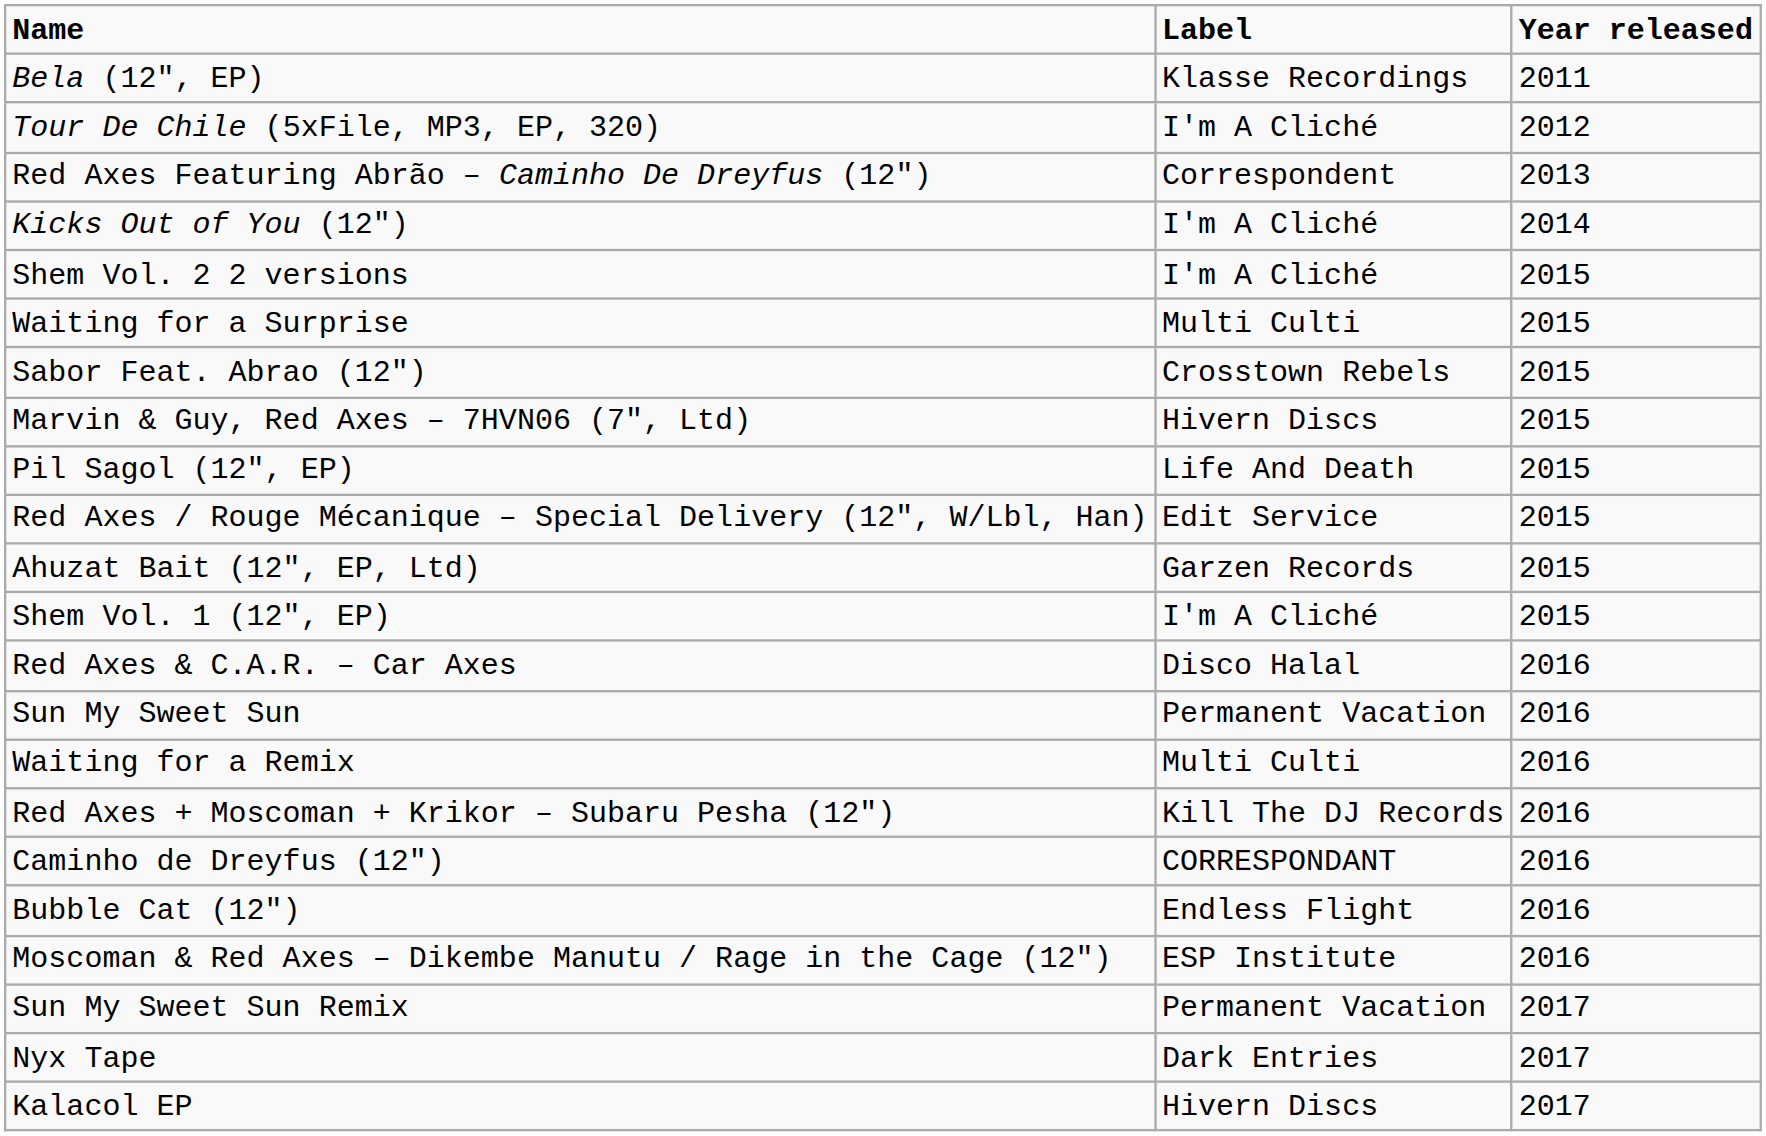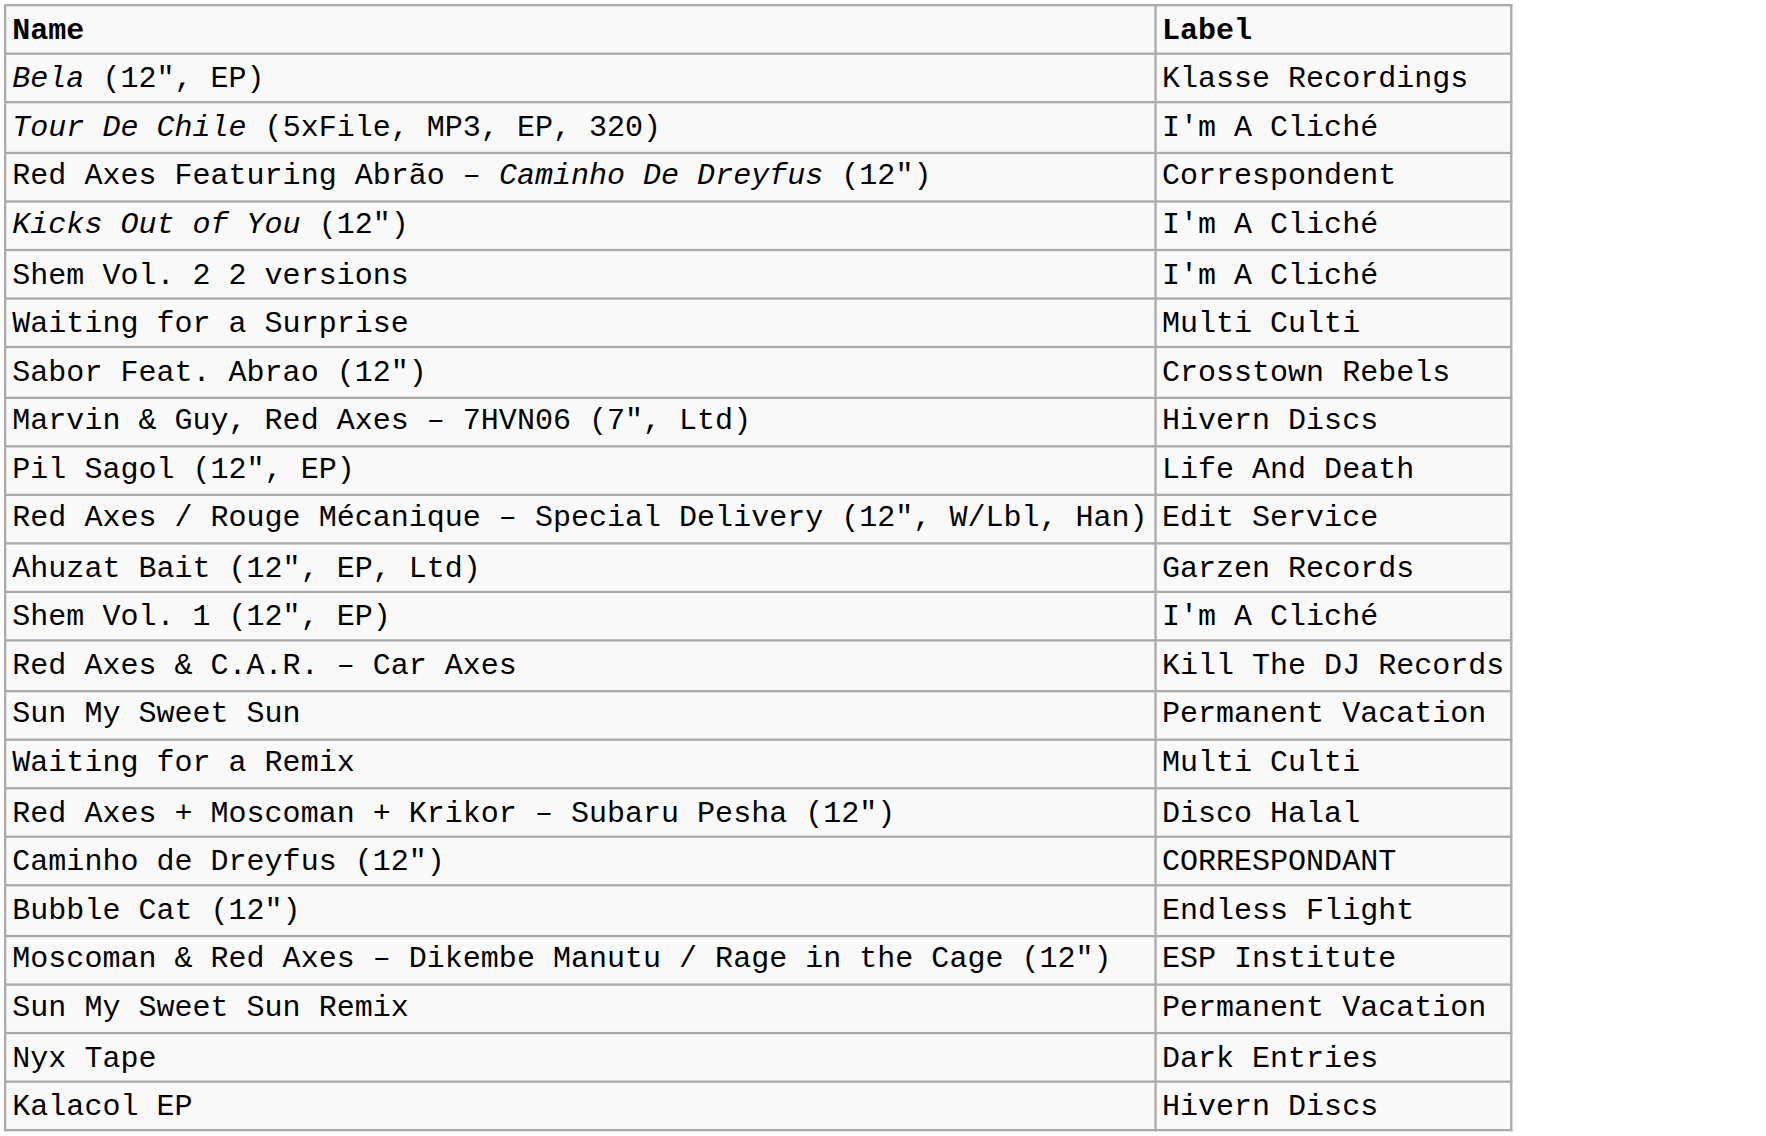- column: (1636, 30)
(1261, 666) Disco Halal -> (1333, 666) Kill The DJ Records
(1333, 813) Kill The DJ Records -> (1261, 813) Disco Halal
